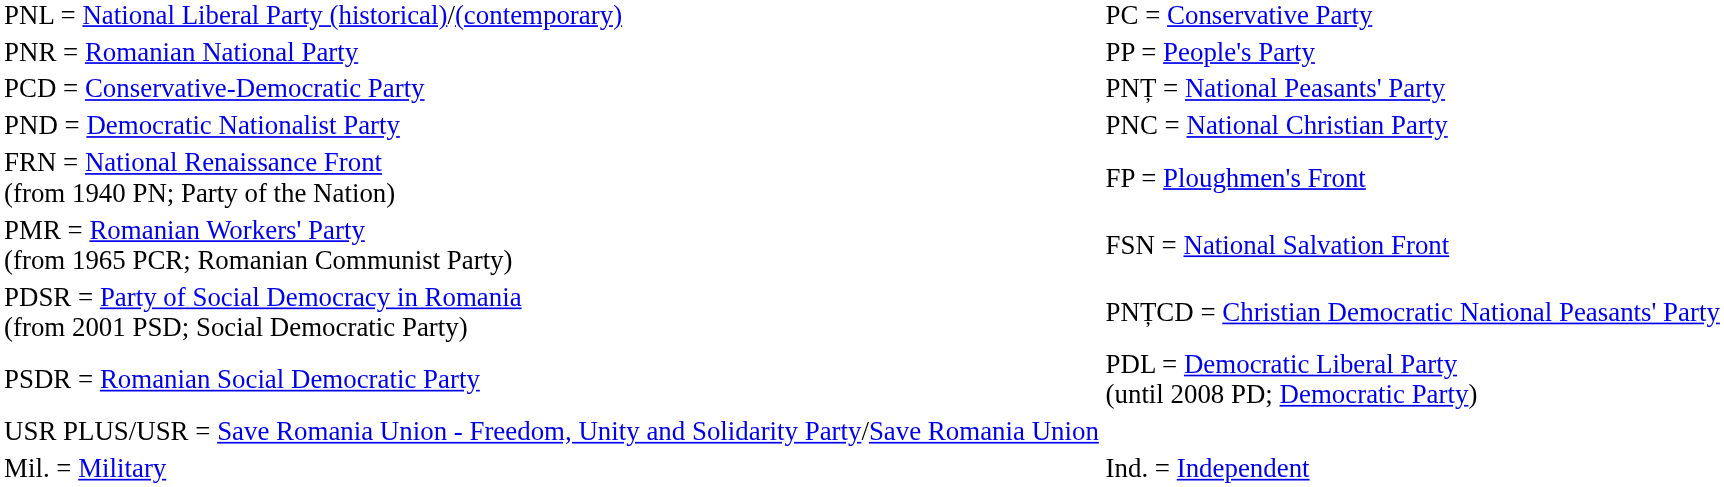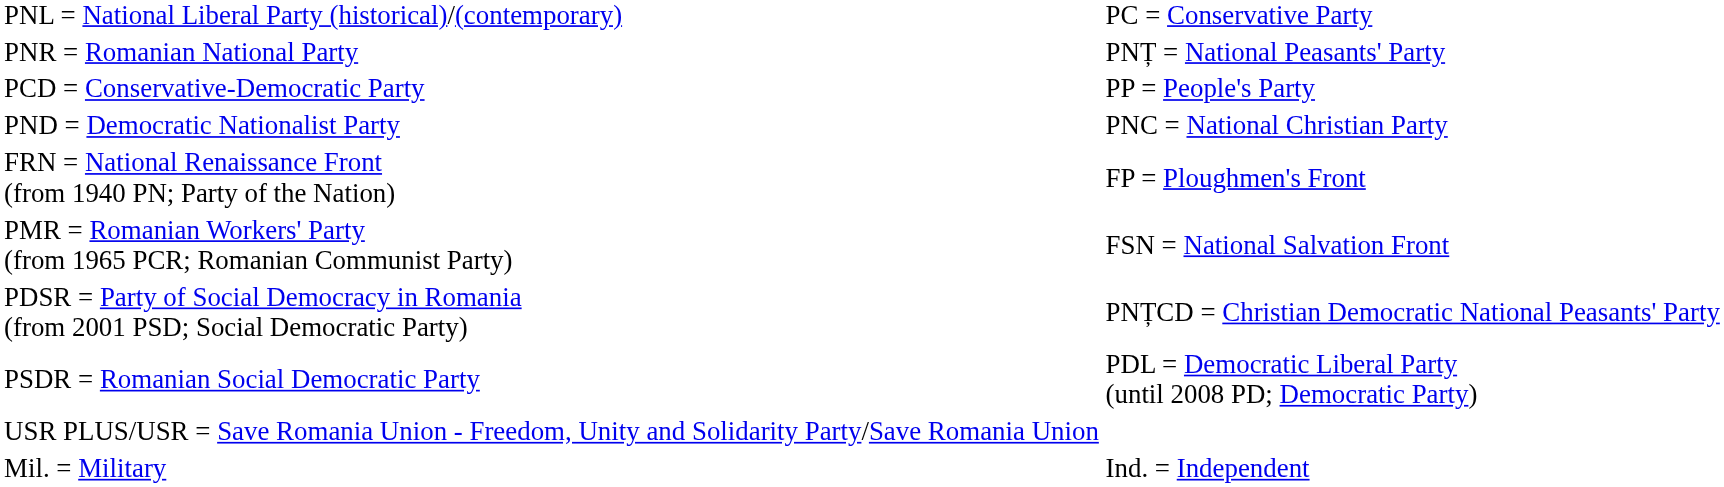(1210, 51) PP = People's Party -> (1275, 51) PNȚ = National Peasants' Party
(1275, 88) PNȚ = National Peasants' Party -> (1210, 88) PP = People's Party
